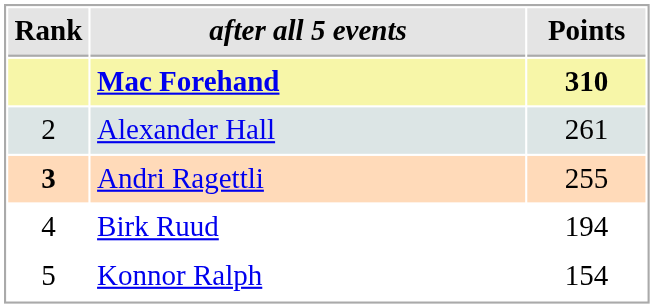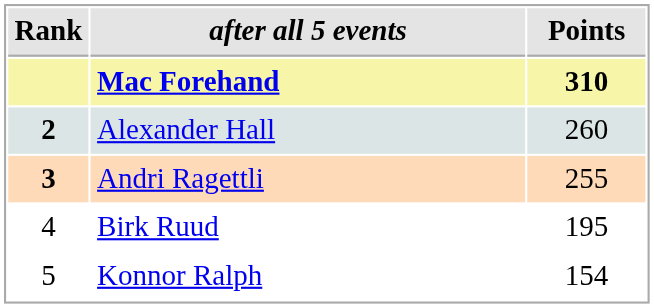(48, 130) normal -> (48, 130) bold
(587, 130) 261 -> (587, 130) 260
(587, 227) 194 -> (587, 227) 195
